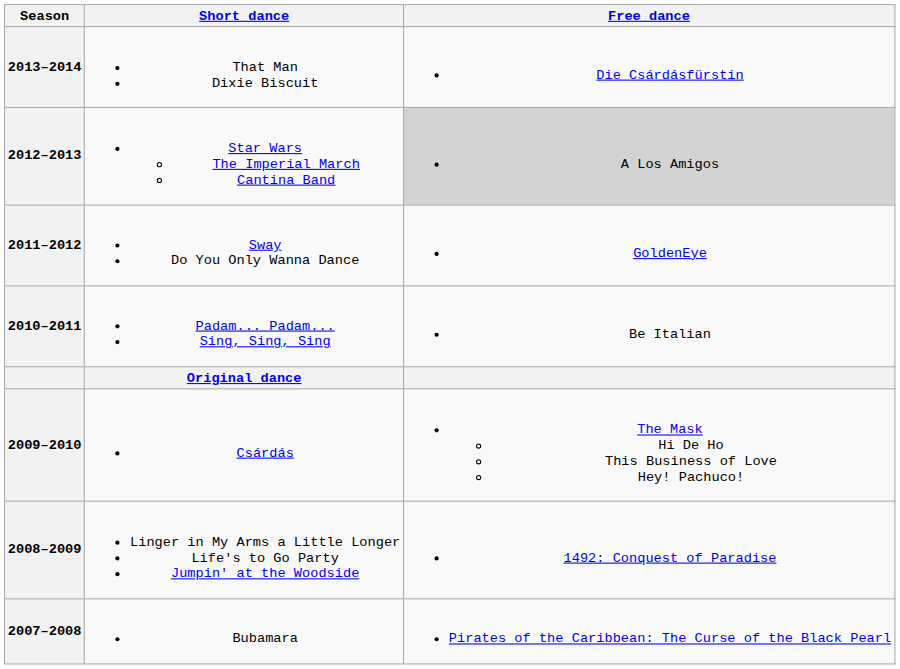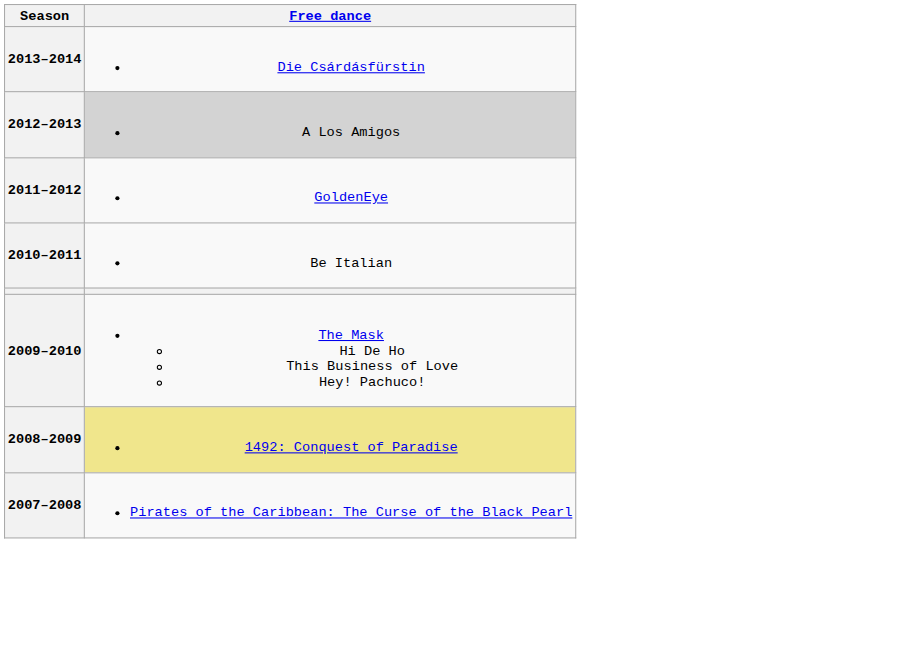- column: (244, 16)
(649, 558) no background -> (330, 448) khaki background
